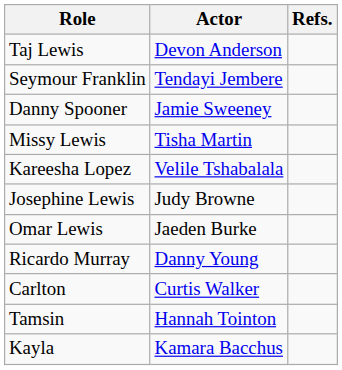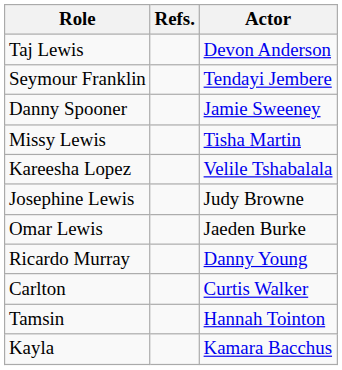columns swapped: (219, 19) <-> (312, 19)
